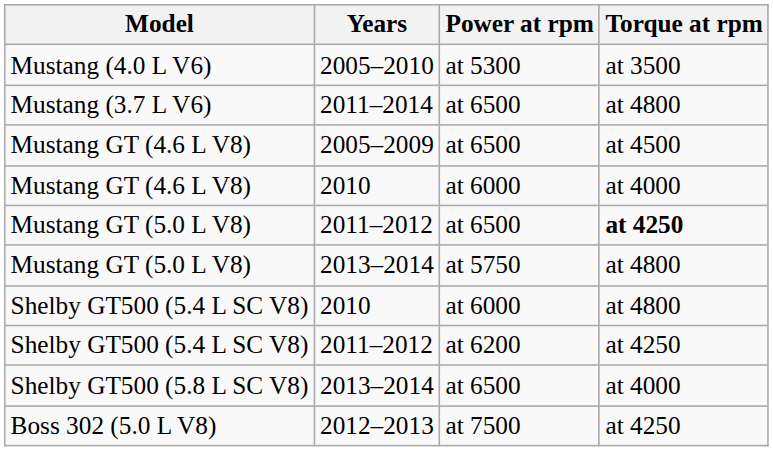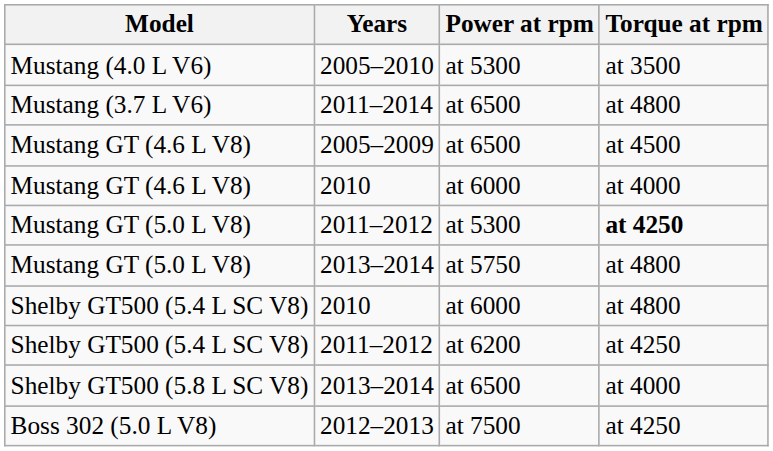(483, 225) at 6500 -> (483, 225) at 5300
